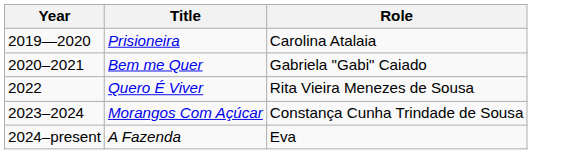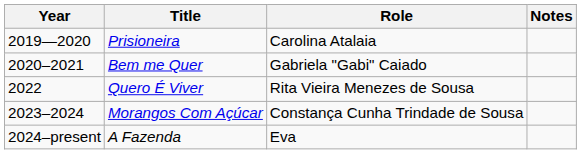+ column: (551, 16)
